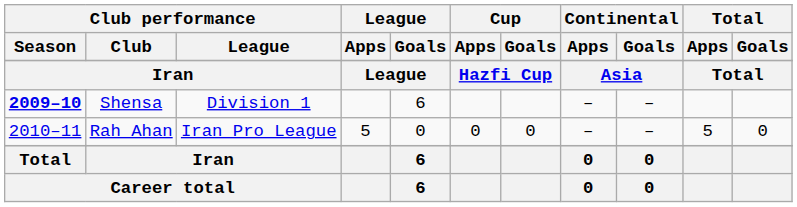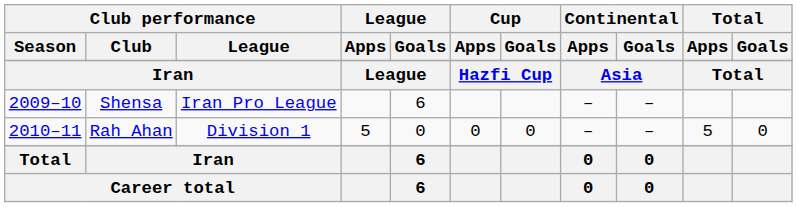(45, 103) bold -> (45, 103) normal
(259, 103) Division 1 -> (259, 103) Iran Pro League
(259, 131) Iran Pro League -> (259, 131) Division 1
